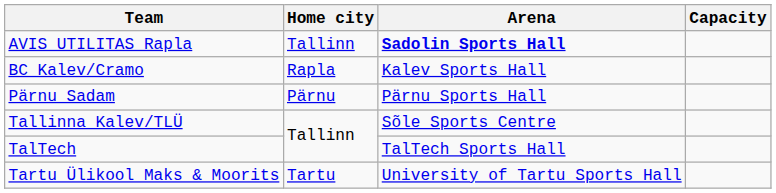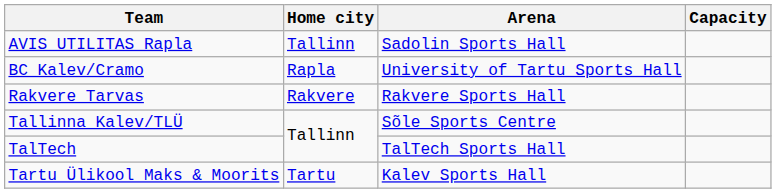(474, 44) bold -> (474, 44) normal
(464, 70) Kalev Sports Hall -> (532, 70) University of Tartu Sports Hall
- row: (62, 97)
+ row: (76, 97)
(532, 175) University of Tartu Sports Hall -> (464, 175) Kalev Sports Hall
